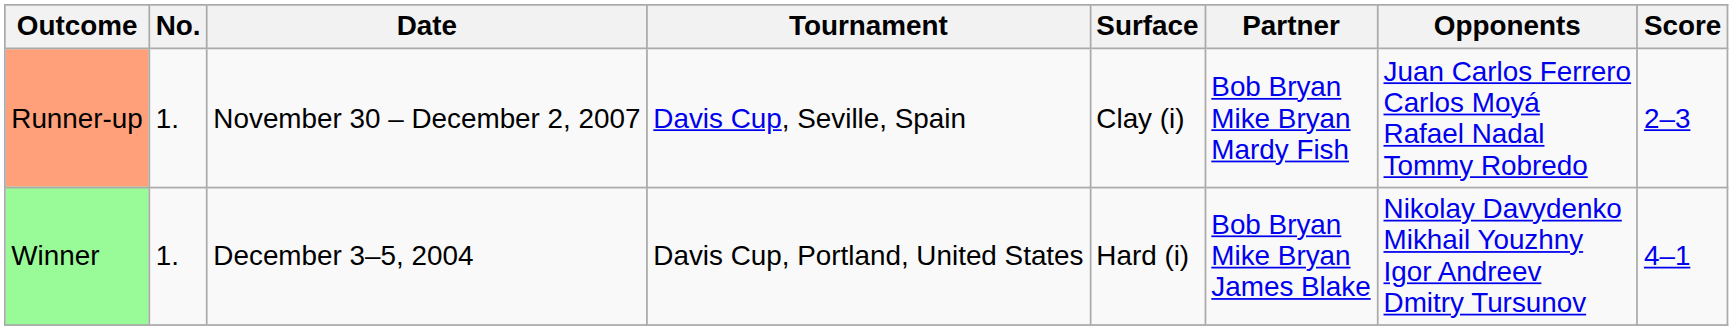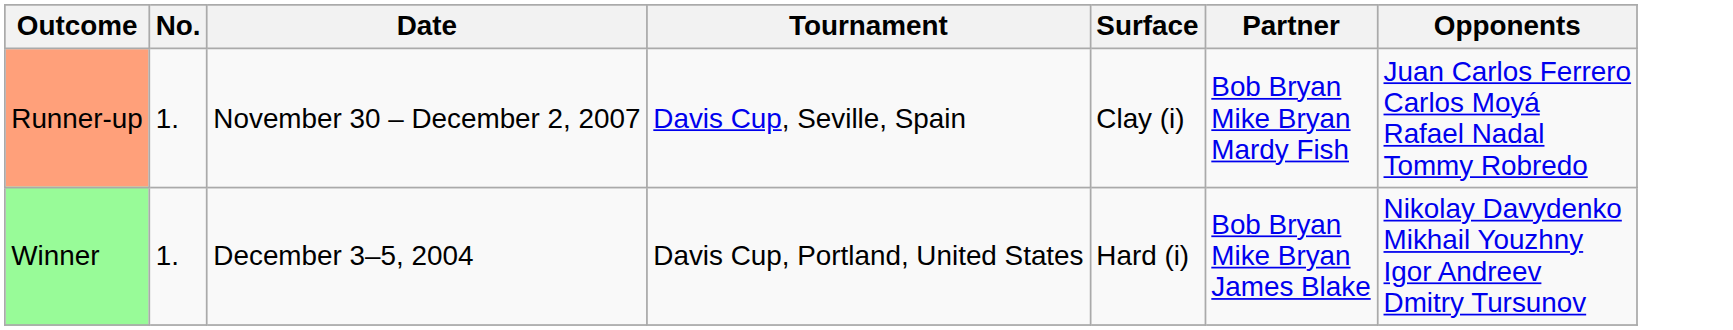- column: (1683, 26)
